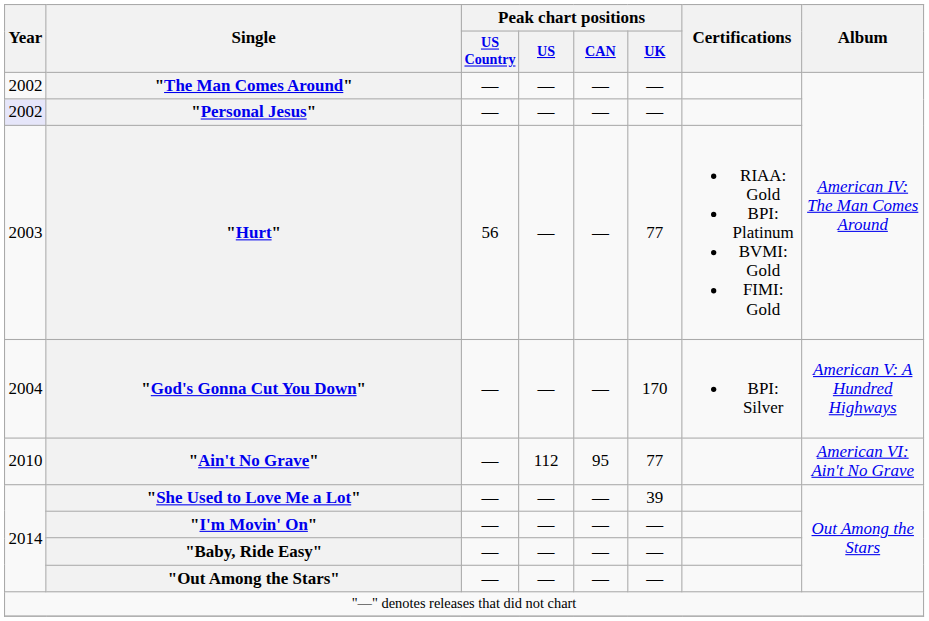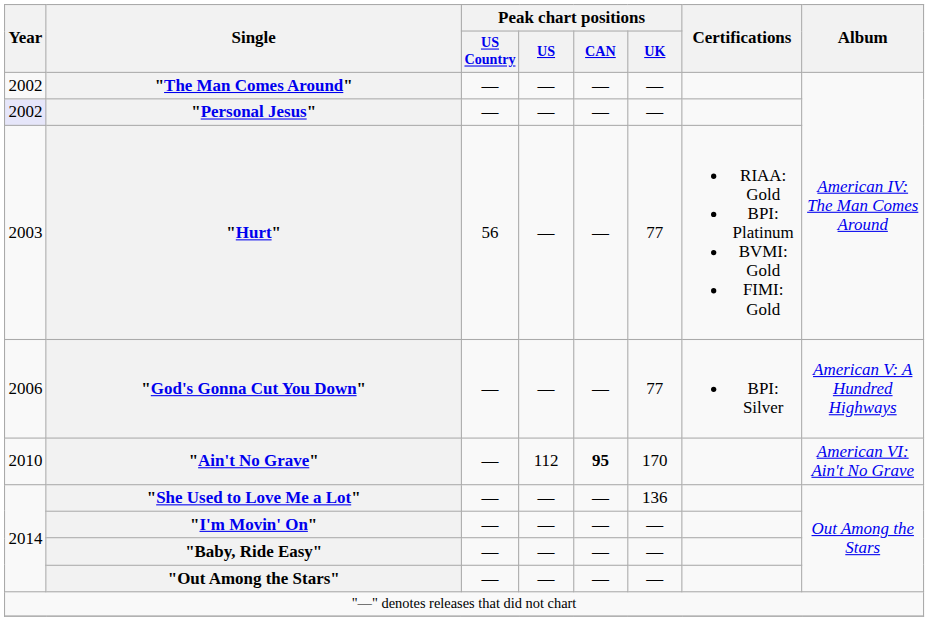(25, 388) 2004 -> (25, 388) 2006
(655, 388) 170 -> (655, 388) 77
(600, 461) normal -> (600, 461) bold
(655, 461) 77 -> (655, 461) 170
(655, 497) 39 -> (655, 497) 136
